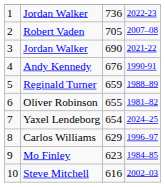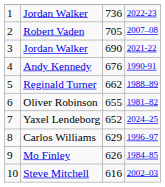(114, 84) 659 -> (114, 84) 662
(114, 119) 654 -> (114, 119) 652
(114, 155) 623 -> (114, 155) 626
